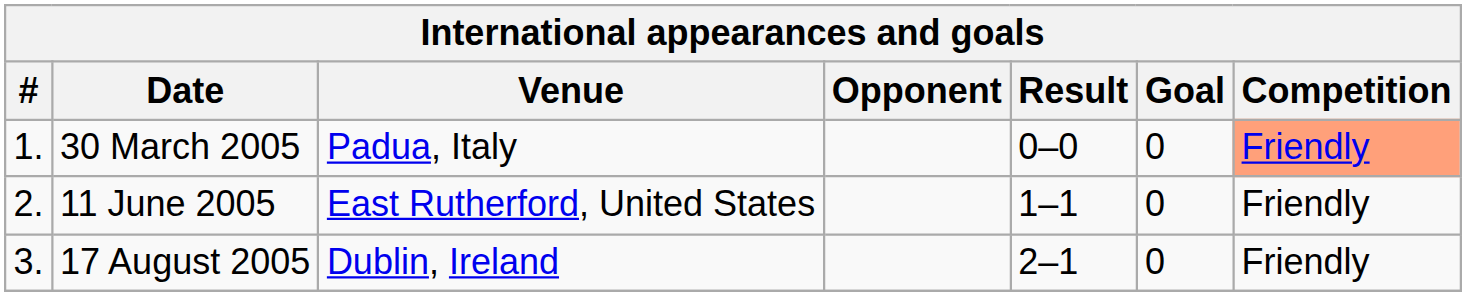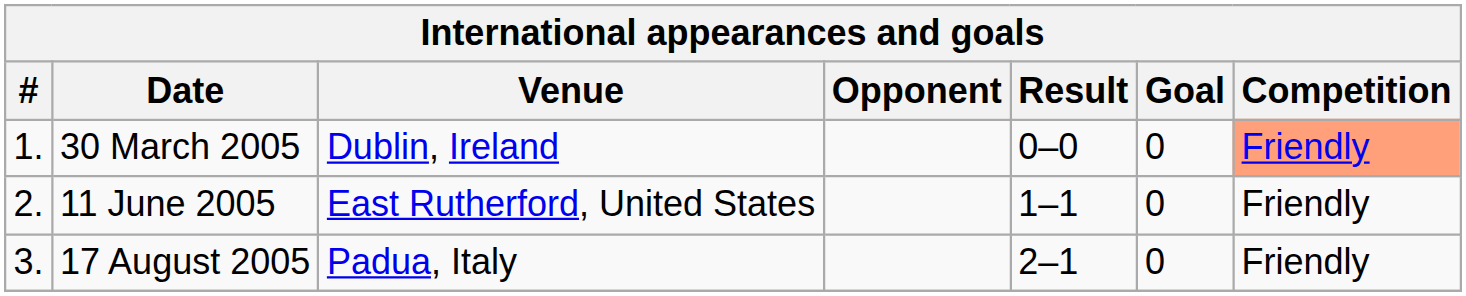(422, 147) Padua, Italy -> (443, 147) Dublin, Ireland
(443, 261) Dublin, Ireland -> (422, 261) Padua, Italy
